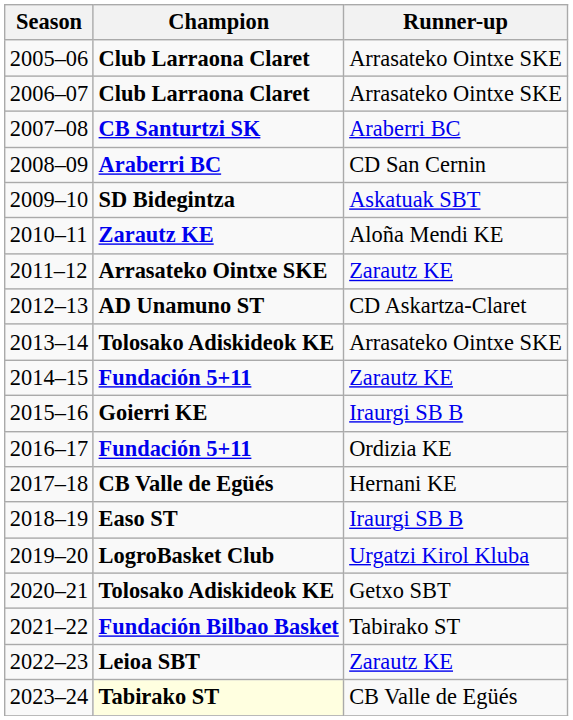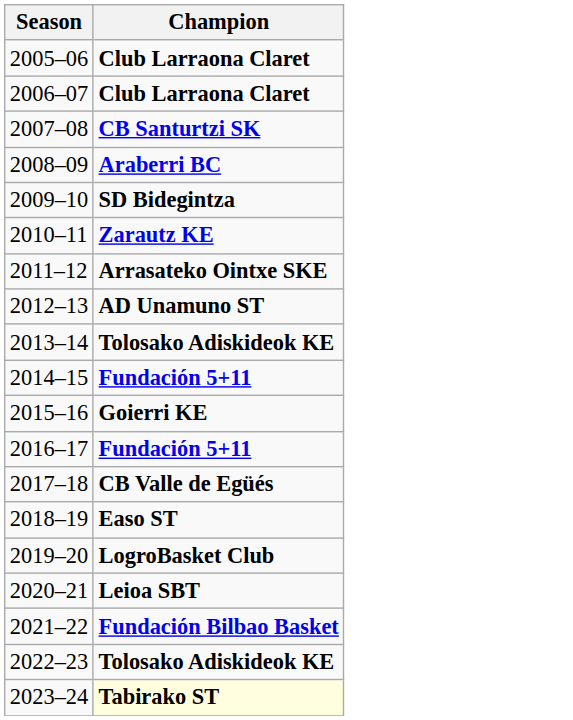- column: (456, 22)
(216, 590) Tolosako Adiskideok KE -> (149, 590) Leioa SBT
(149, 661) Leioa SBT -> (216, 661) Tolosako Adiskideok KE
